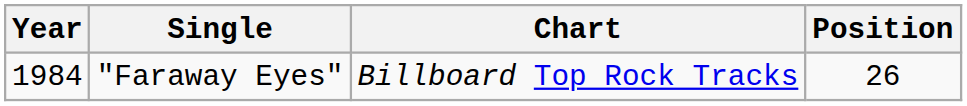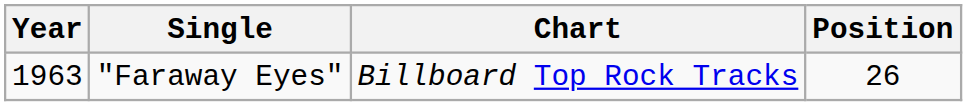(47, 77) 1984 -> (47, 77) 1963
